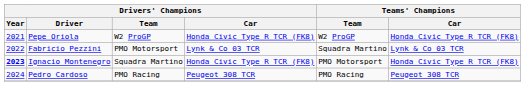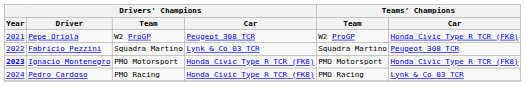(250, 36) Honda Civic Type R TCR (FK8) -> (221, 36) Peugeot 308 TCR
(146, 49) PMO Motorsport -> (148, 49) Squadra Martino
(427, 49) Lynk & Co 03 TCR -> (425, 49) Peugeot 308 TCR
(148, 62) Squadra Martino -> (146, 62) PMO Motorsport
(221, 74) Peugeot 308 TCR -> (250, 74) Honda Civic Type R TCR (FK8)
(425, 74) Peugeot 308 TCR -> (427, 74) Lynk & Co 03 TCR
